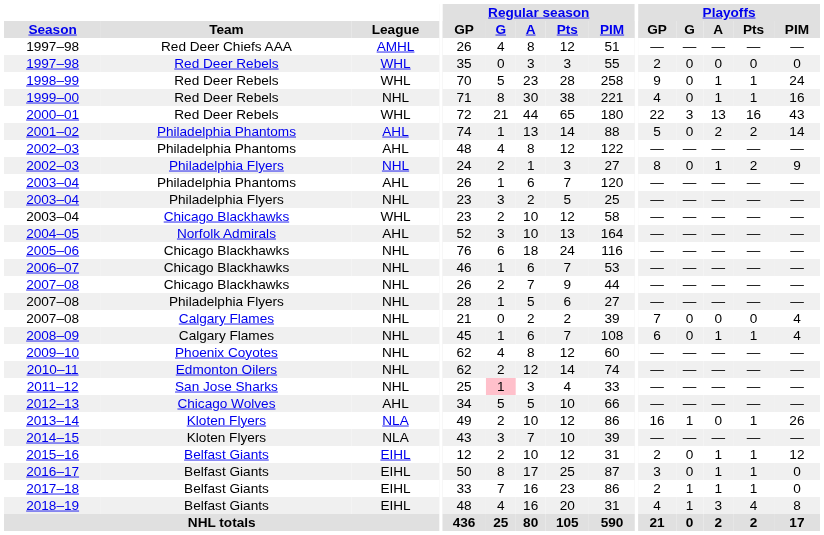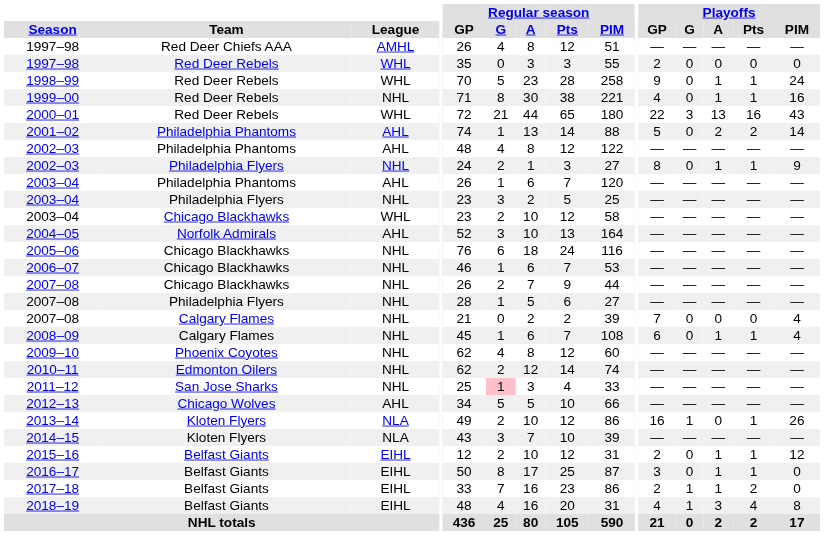(754, 165) 2 -> (754, 165) 1
(754, 488) 1 -> (754, 488) 2
